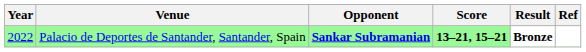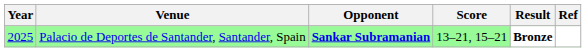(20, 36) 2022 -> (20, 36) 2025
(472, 36) bold -> (472, 36) normal
